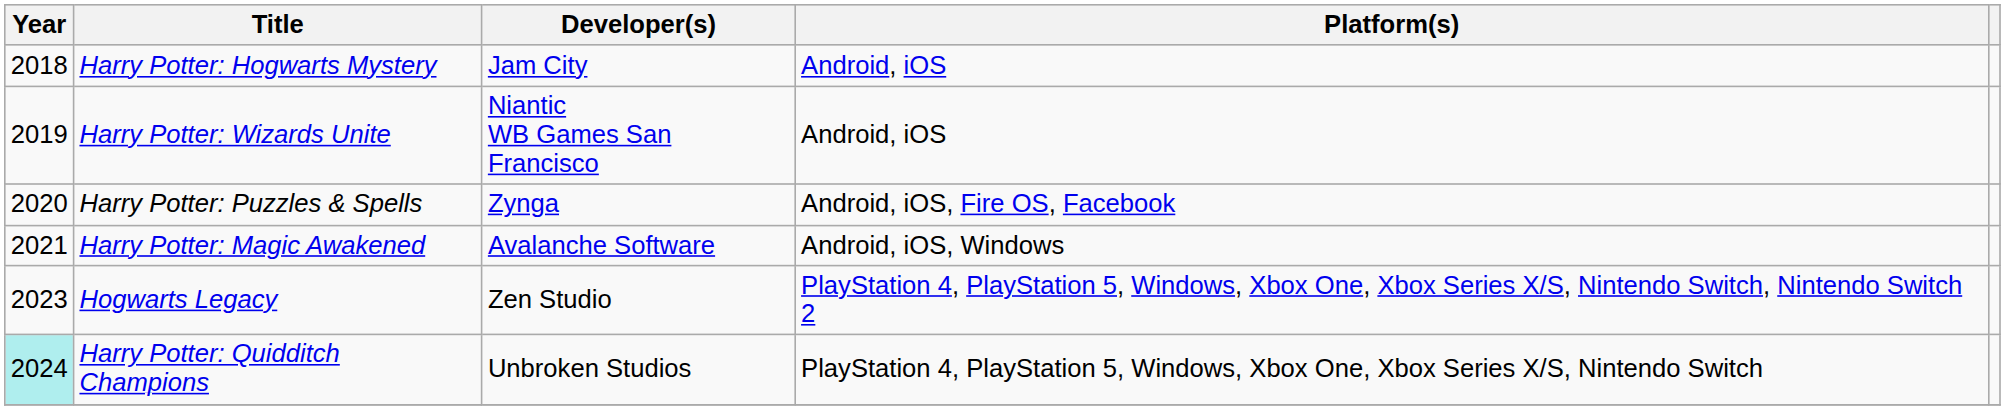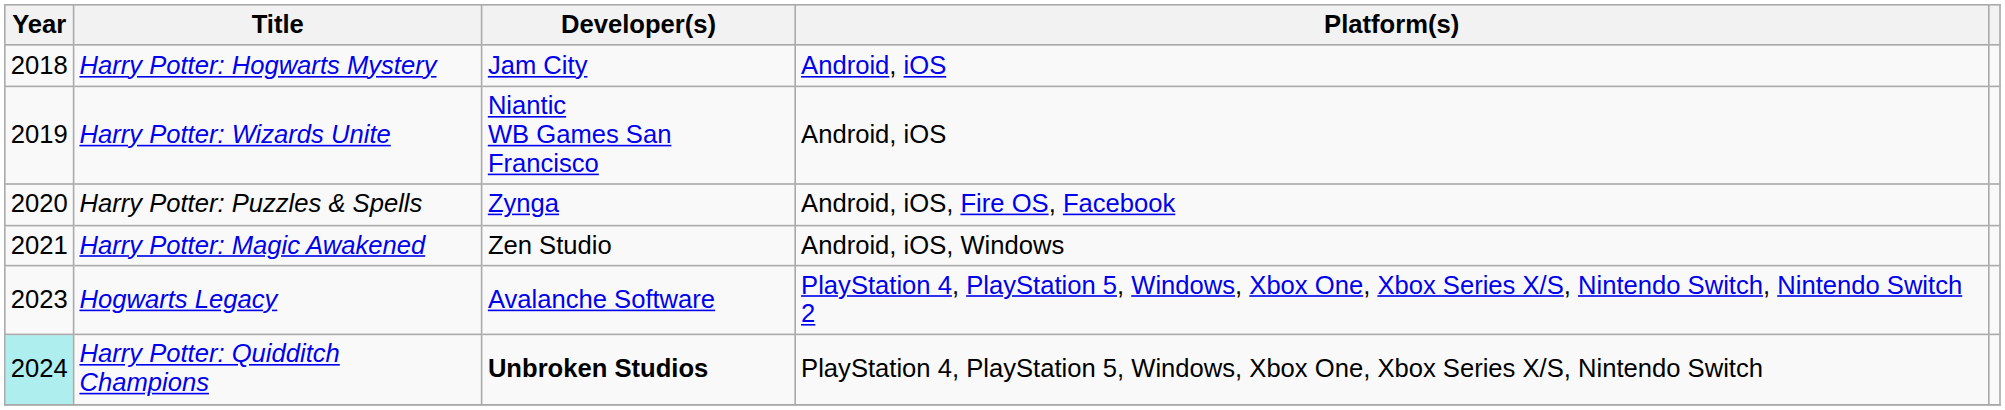(601, 244) Avalanche Software -> (550, 244) Zen Studio
(550, 299) Zen Studio -> (601, 299) Avalanche Software
(590, 369) normal -> (598, 369) bold
